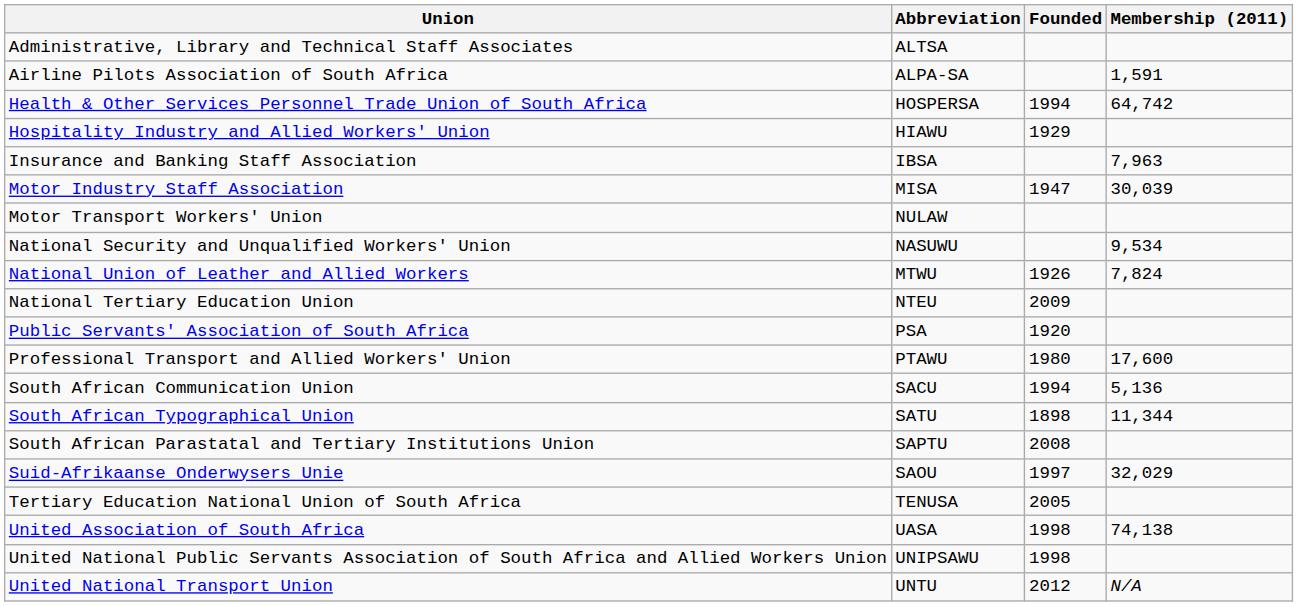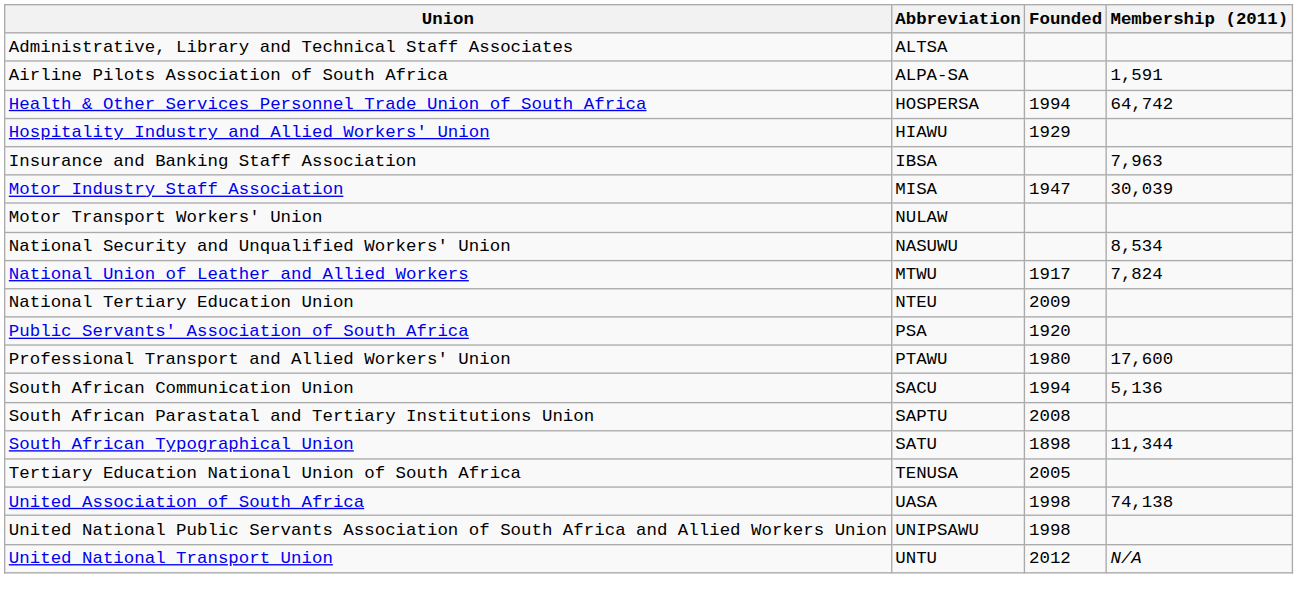(1137, 246) 9,534 -> (1137, 246) 8,534
(1050, 274) 1926 -> (1050, 274) 1917
rows swapped: (302, 445) <-> (181, 416)
- row: (176, 473)
